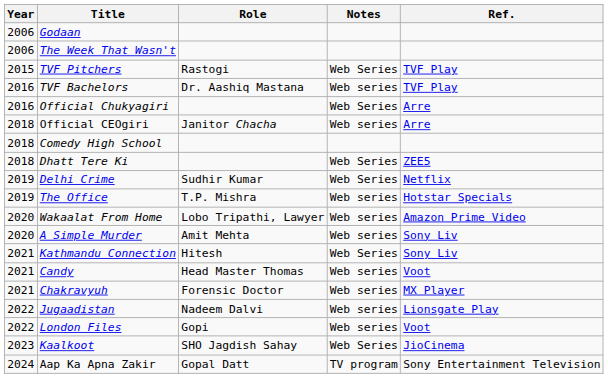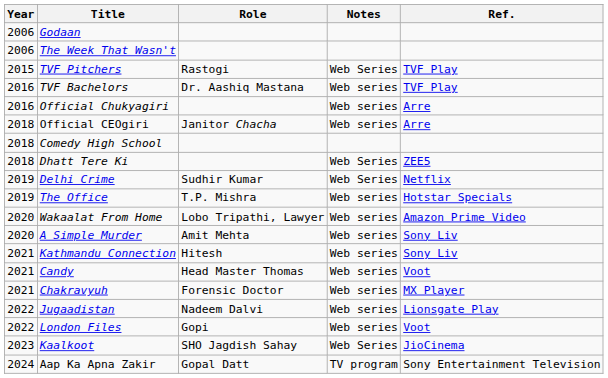(364, 106) Web Series -> (364, 106) Web series
(364, 253) Web Series -> (364, 253) Web series
